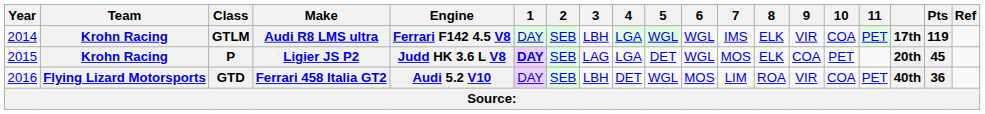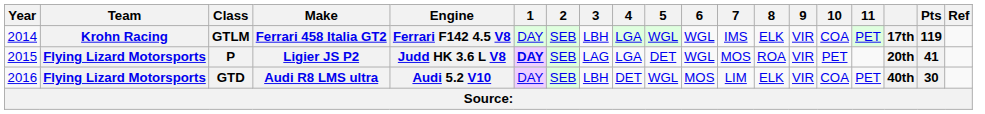(321, 36) Audi R8 LMS ultra -> (321, 36) Ferrari 458 Italia GT2
(125, 57) Krohn Racing -> (125, 57) Flying Lizard Motorsports
(771, 57) ELK -> (771, 57) ROA
(806, 57) COA -> (803, 57) VIR
(938, 57) 45 -> (931, 57) 41
(321, 78) Ferrari 458 Italia GT2 -> (321, 78) Audi R8 LMS ultra
(771, 78) ROA -> (771, 78) ELK
(938, 78) 36 -> (931, 78) 30
